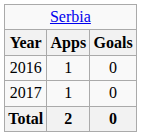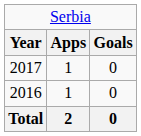rows swapped: (26, 67) <-> (26, 93)
